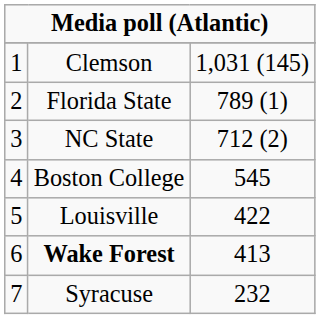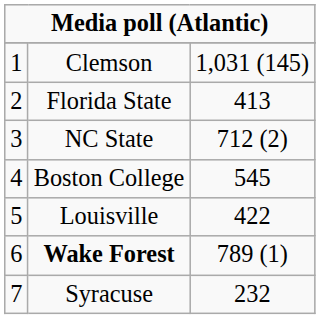(252, 100) 789 (1) -> (252, 100) 413
(252, 255) 413 -> (252, 255) 789 (1)
